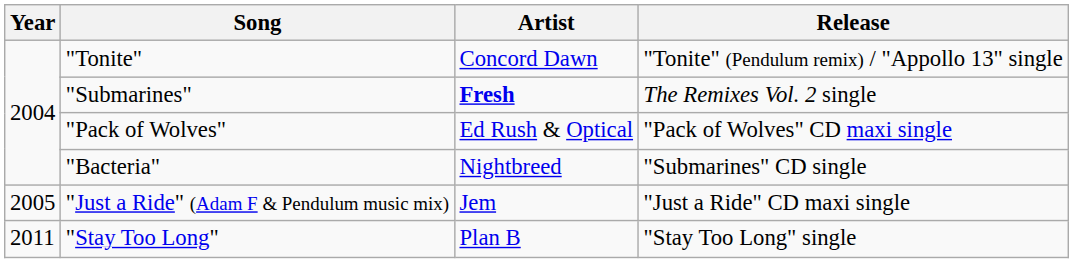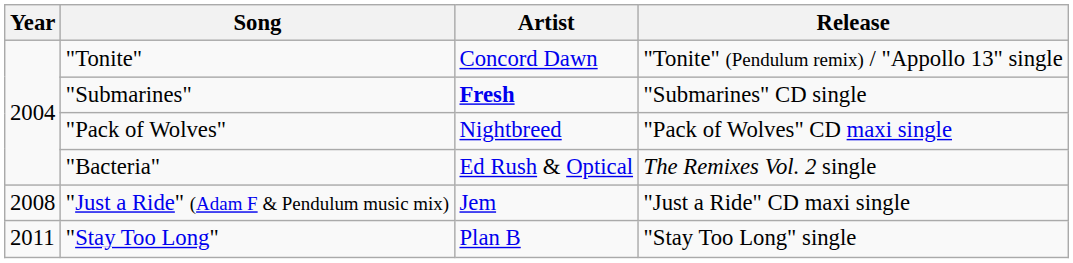(760, 94) The Remixes Vol. 2 single -> (755, 94) "Submarines" CD single
(546, 130) Ed Rush & Optical -> (511, 130) Nightbreed
(511, 166) Nightbreed -> (546, 166) Ed Rush & Optical
(755, 166) "Submarines" CD single -> (760, 166) The Remixes Vol. 2 single
(33, 202) 2005 -> (33, 202) 2008
